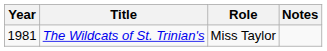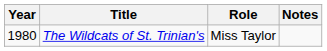(22, 35) 1981 -> (22, 35) 1980
